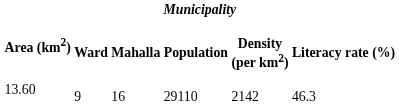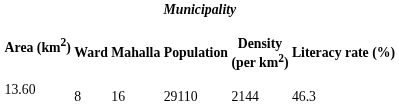(78, 97) 9 -> (78, 97) 8
(245, 97) 2142 -> (245, 97) 2144
